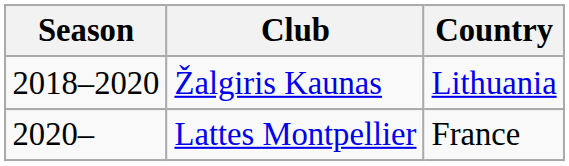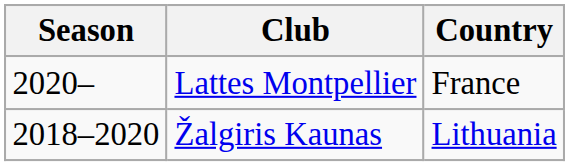rows swapped: (278, 82) <-> (295, 133)
